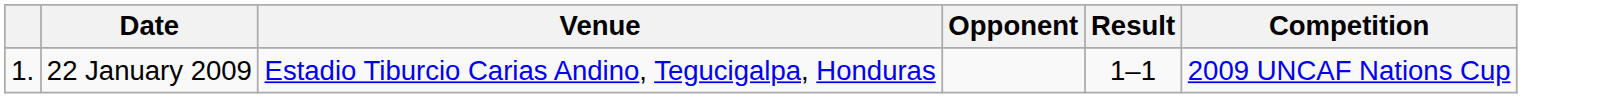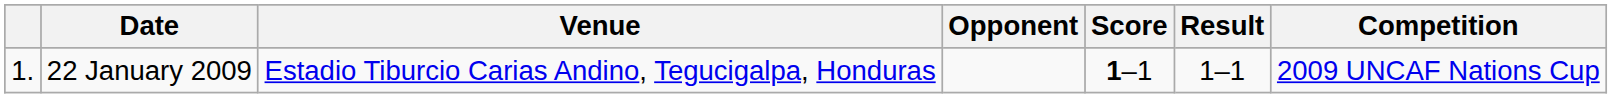+ column: (1129, 26)
